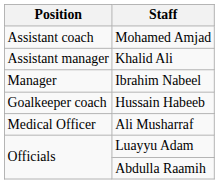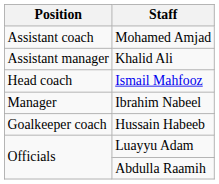+ row: (159, 80)
- row: (154, 124)
